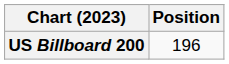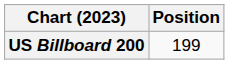(186, 45) 196 -> (186, 45) 199
